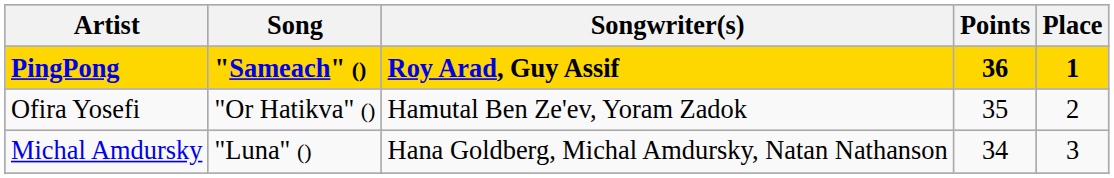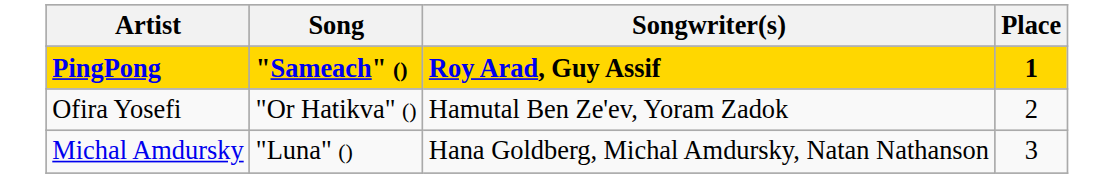- column: (995, 25)
